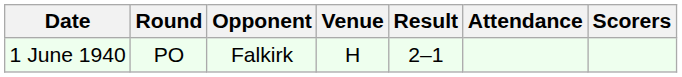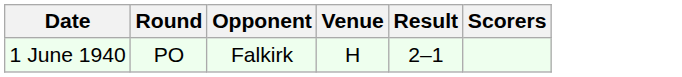- column: (525, 21)
